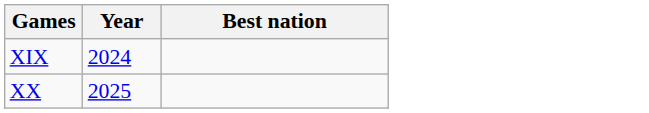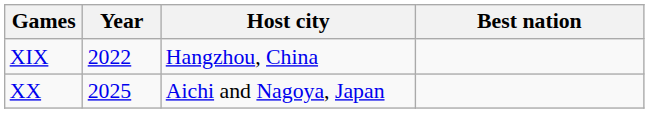+ column: (288, 21)
(109, 56) 2024 -> (109, 56) 2022
